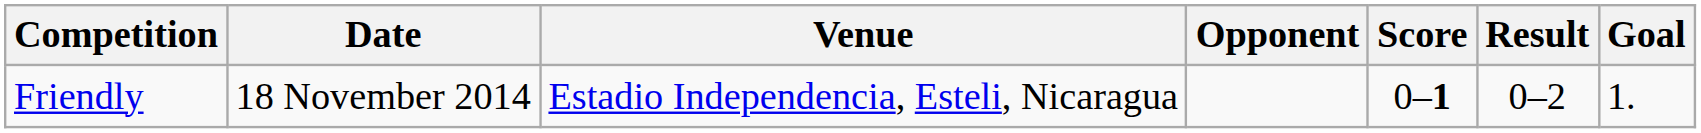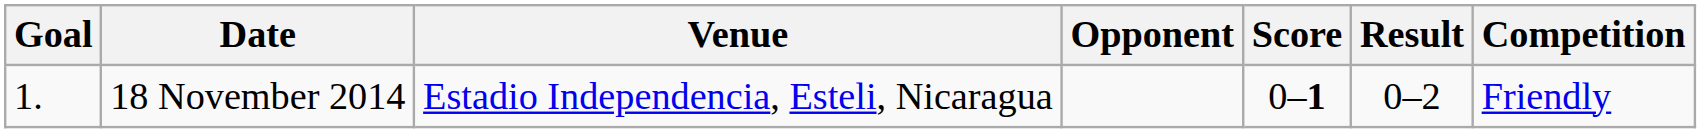columns swapped: (1646, 34) <-> (116, 34)
